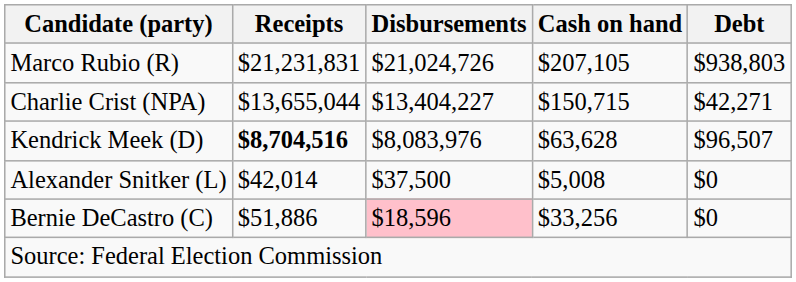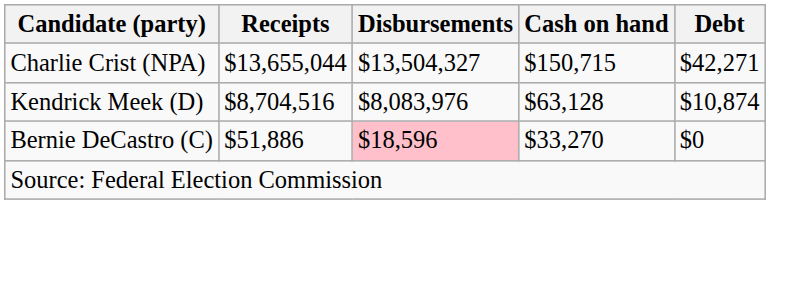- row: (95, 62)
(433, 101) $13,404,227 -> (419, 62) $13,504,327
(293, 140) bold -> (279, 101) normal
(578, 140) $63,628 -> (564, 101) $63,128
(733, 140) $96,507 -> (720, 101) $10,874
- row: (118, 179)
(578, 218) $33,256 -> (564, 140) $33,270
